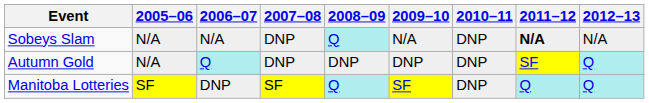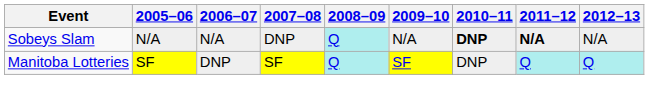(472, 39) normal -> (472, 39) bold
- row: (51, 62)
